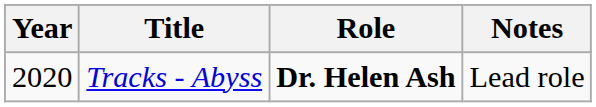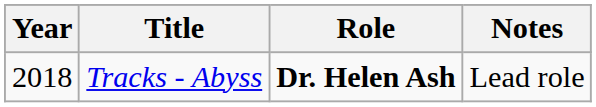(42, 76) 2020 -> (42, 76) 2018
